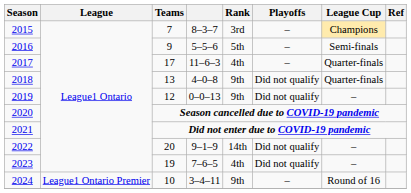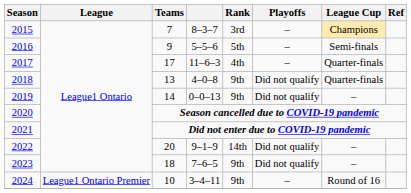(169, 96) 12 -> (169, 96) 14
(169, 163) 19 -> (169, 163) 18
(238, 163) 4th -> (238, 163) 9th
